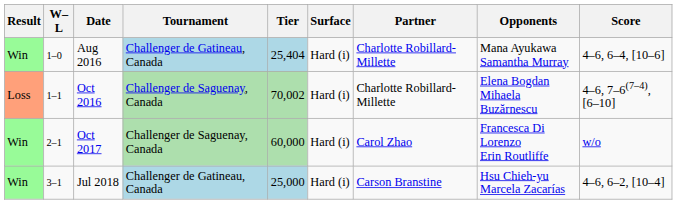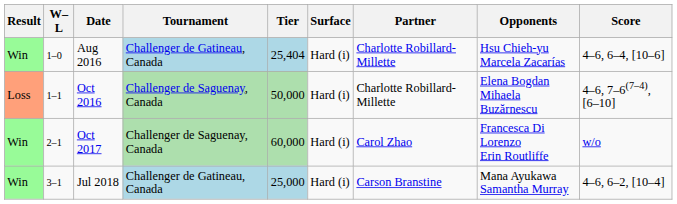(524, 54) Mana Ayukawa Samantha Murray -> (523, 54) Hsu Chieh-yu Marcela Zacarías
(288, 94) 70,002 -> (288, 94) 50,000
(523, 182) Hsu Chieh-yu Marcela Zacarías -> (524, 182) Mana Ayukawa Samantha Murray
